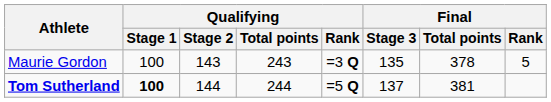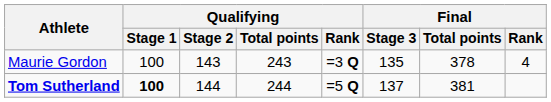(526, 62) 5 -> (526, 62) 4
